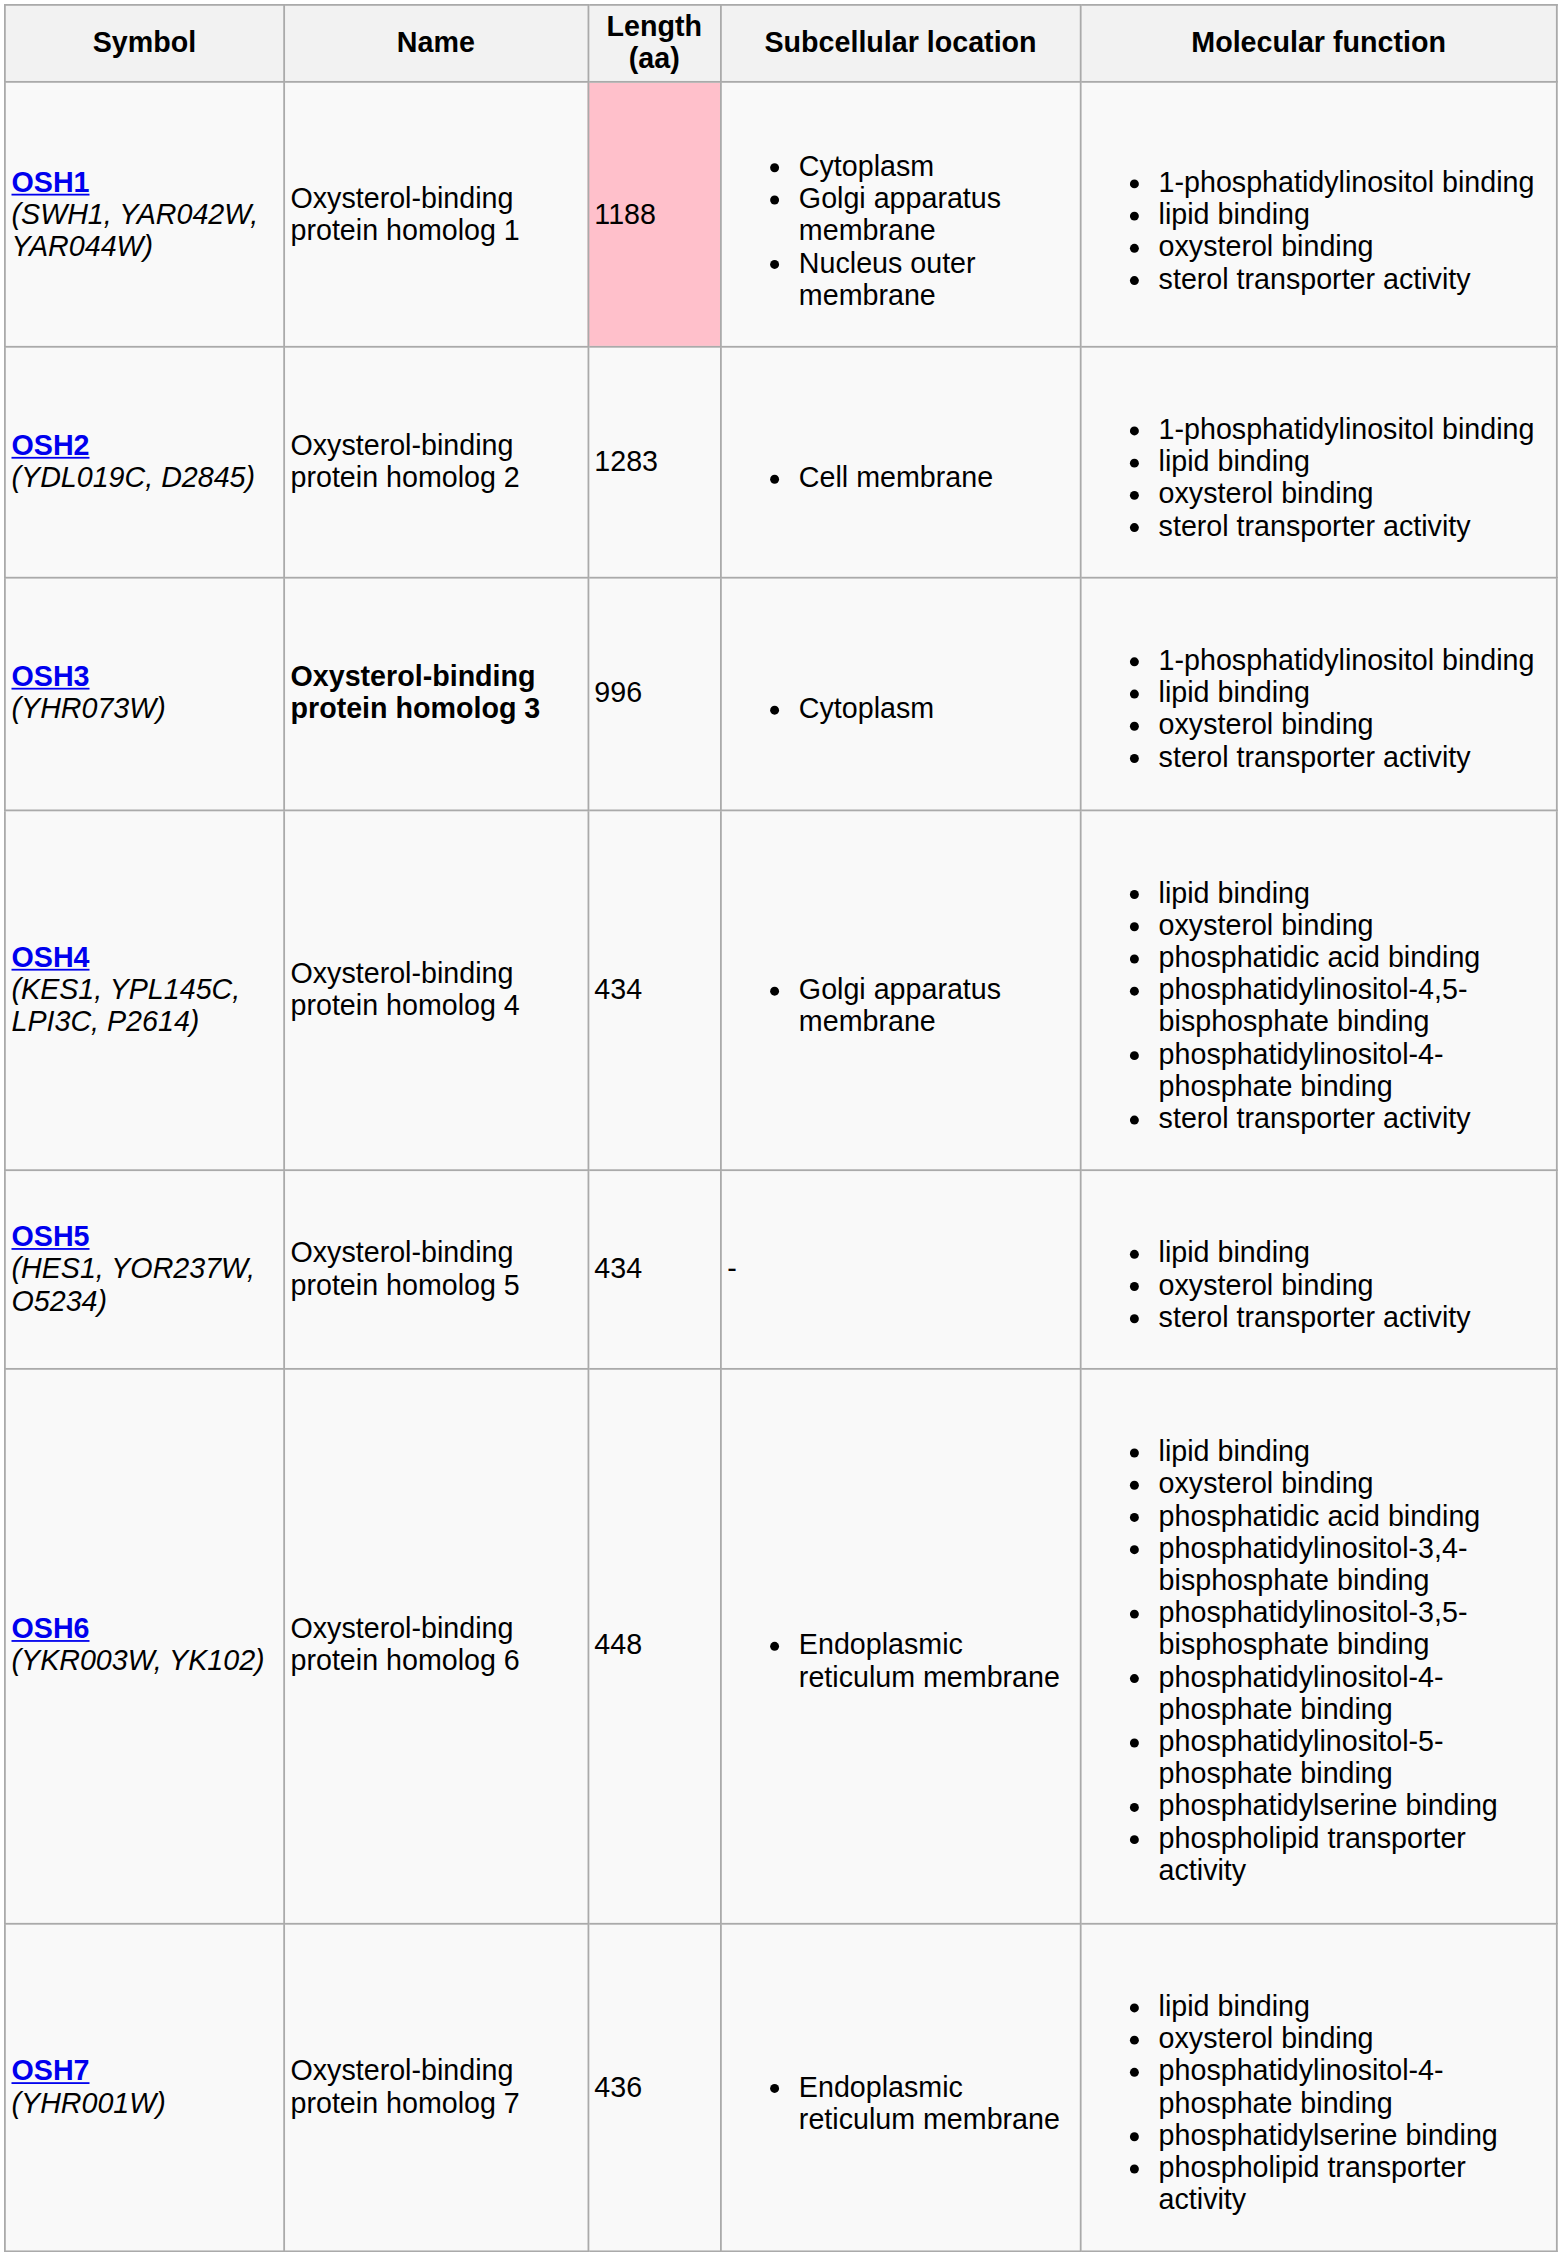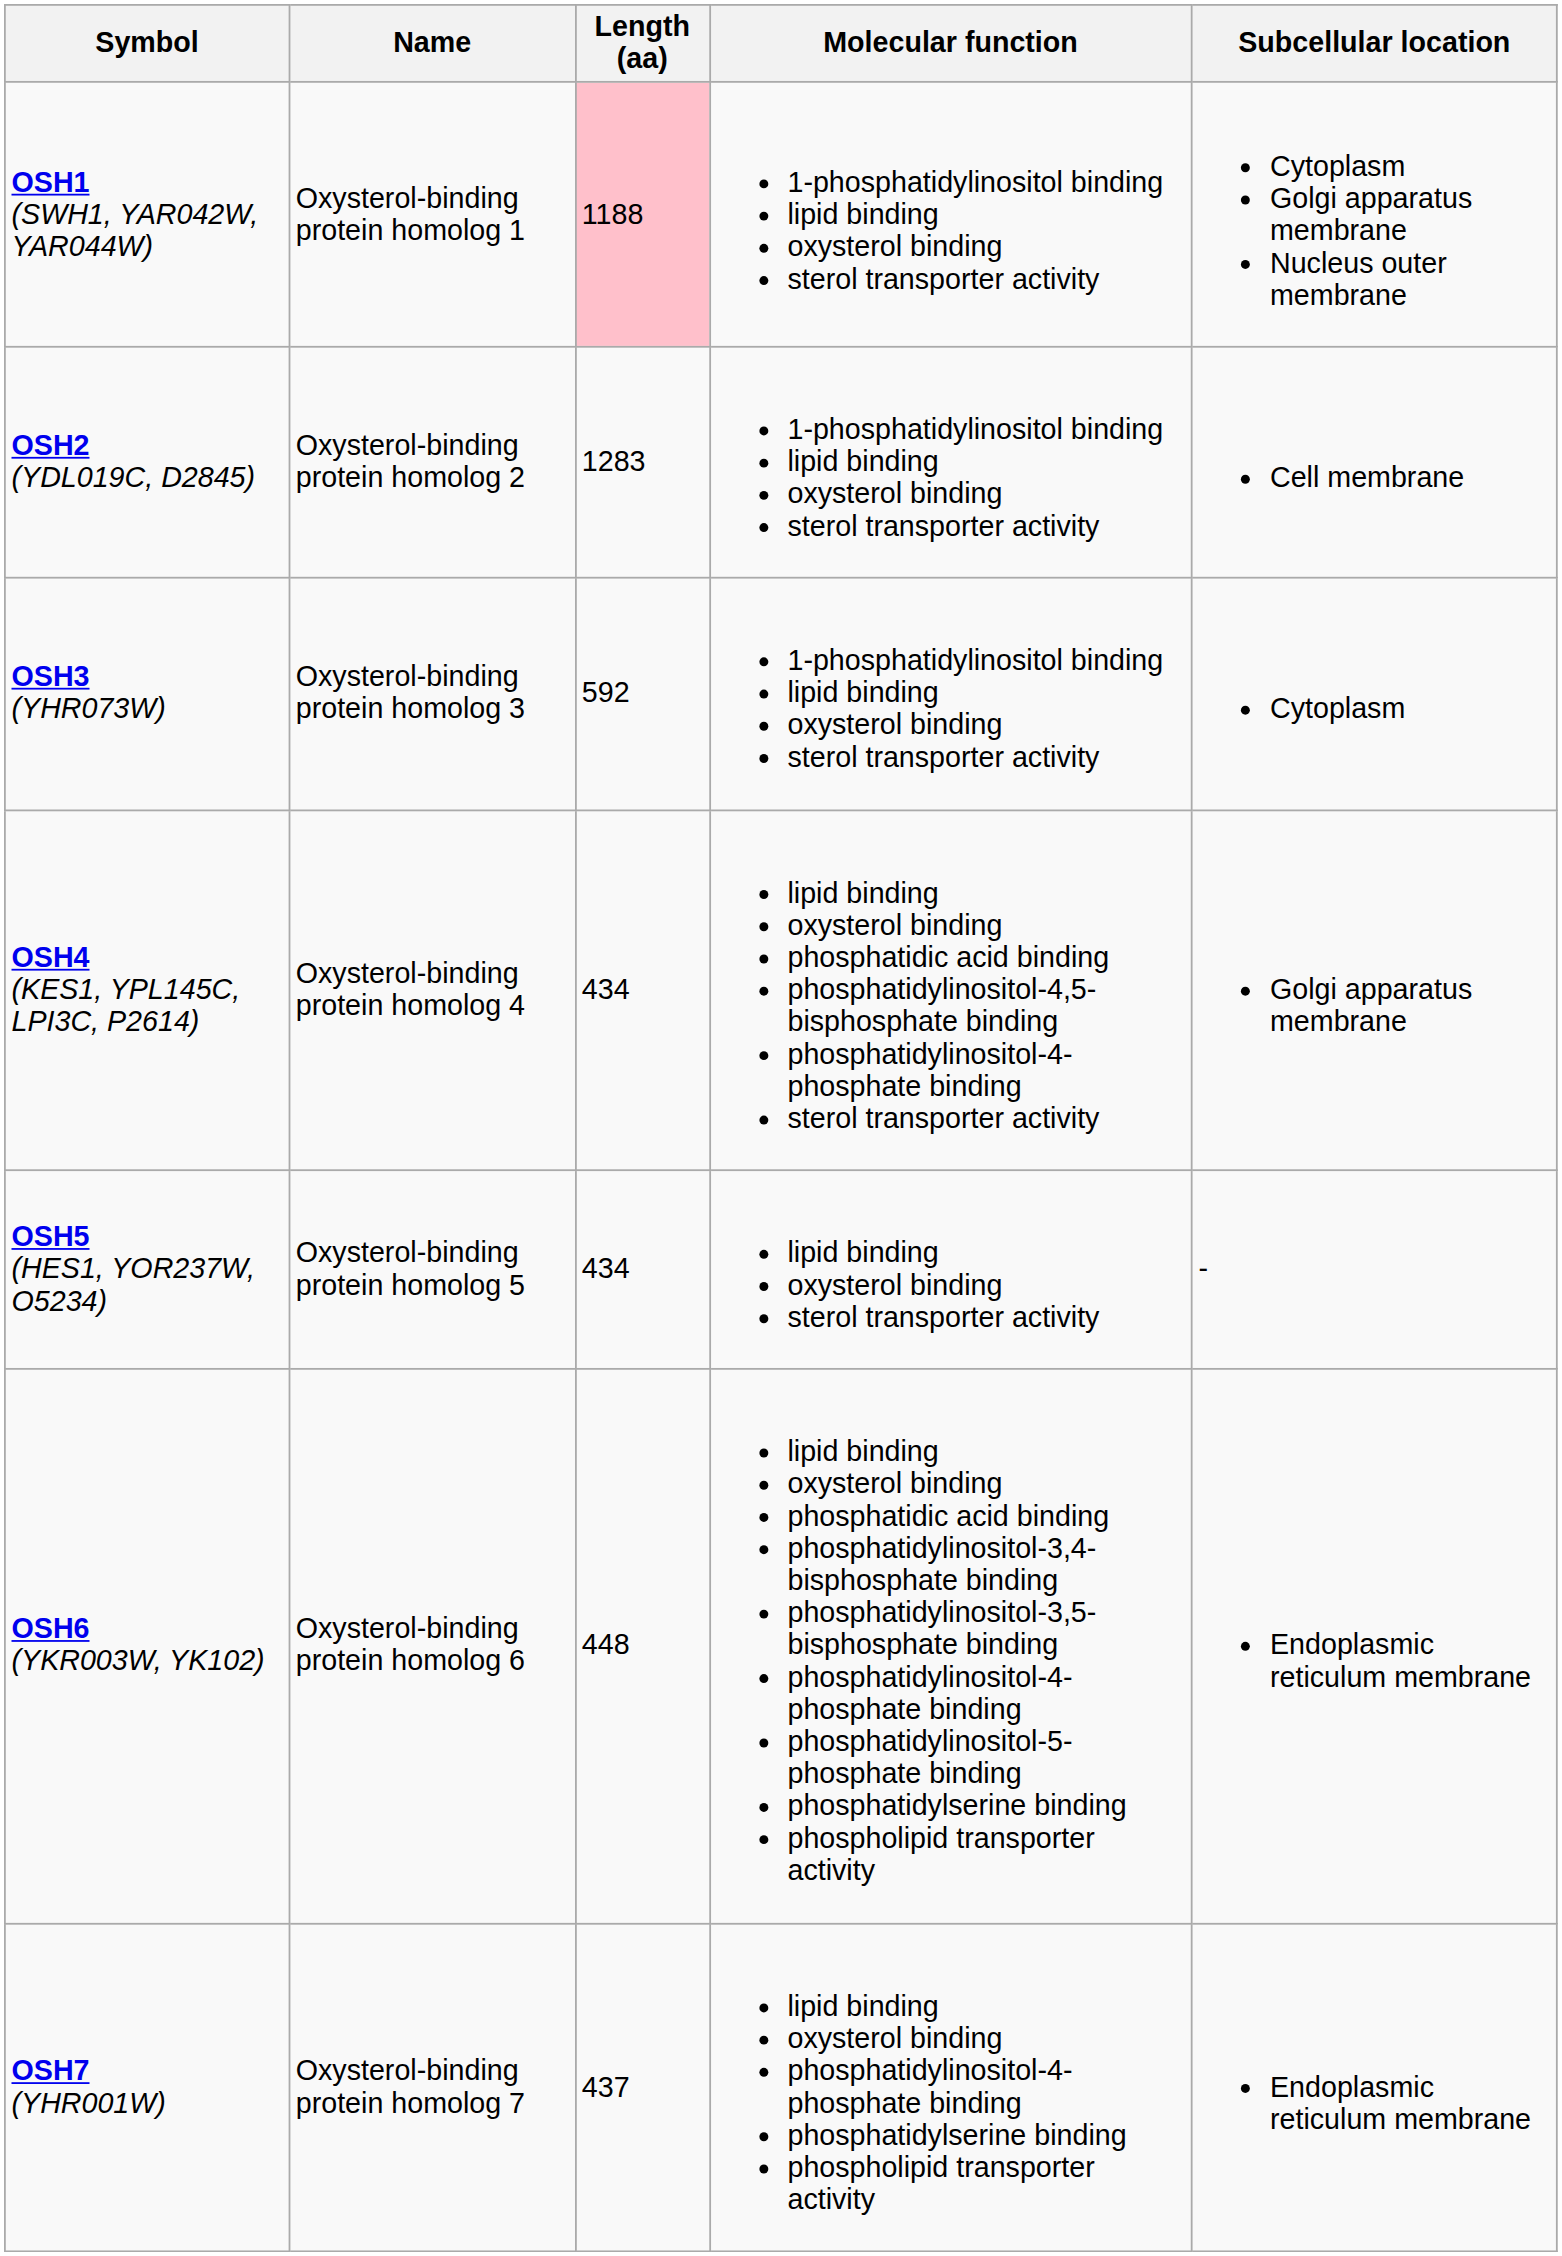columns swapped: (1319, 43) <-> (901, 43)
(415, 693) bold -> (410, 693) normal
(618, 693) 996 -> (606, 693) 592
(618, 2086) 436 -> (606, 2086) 437
